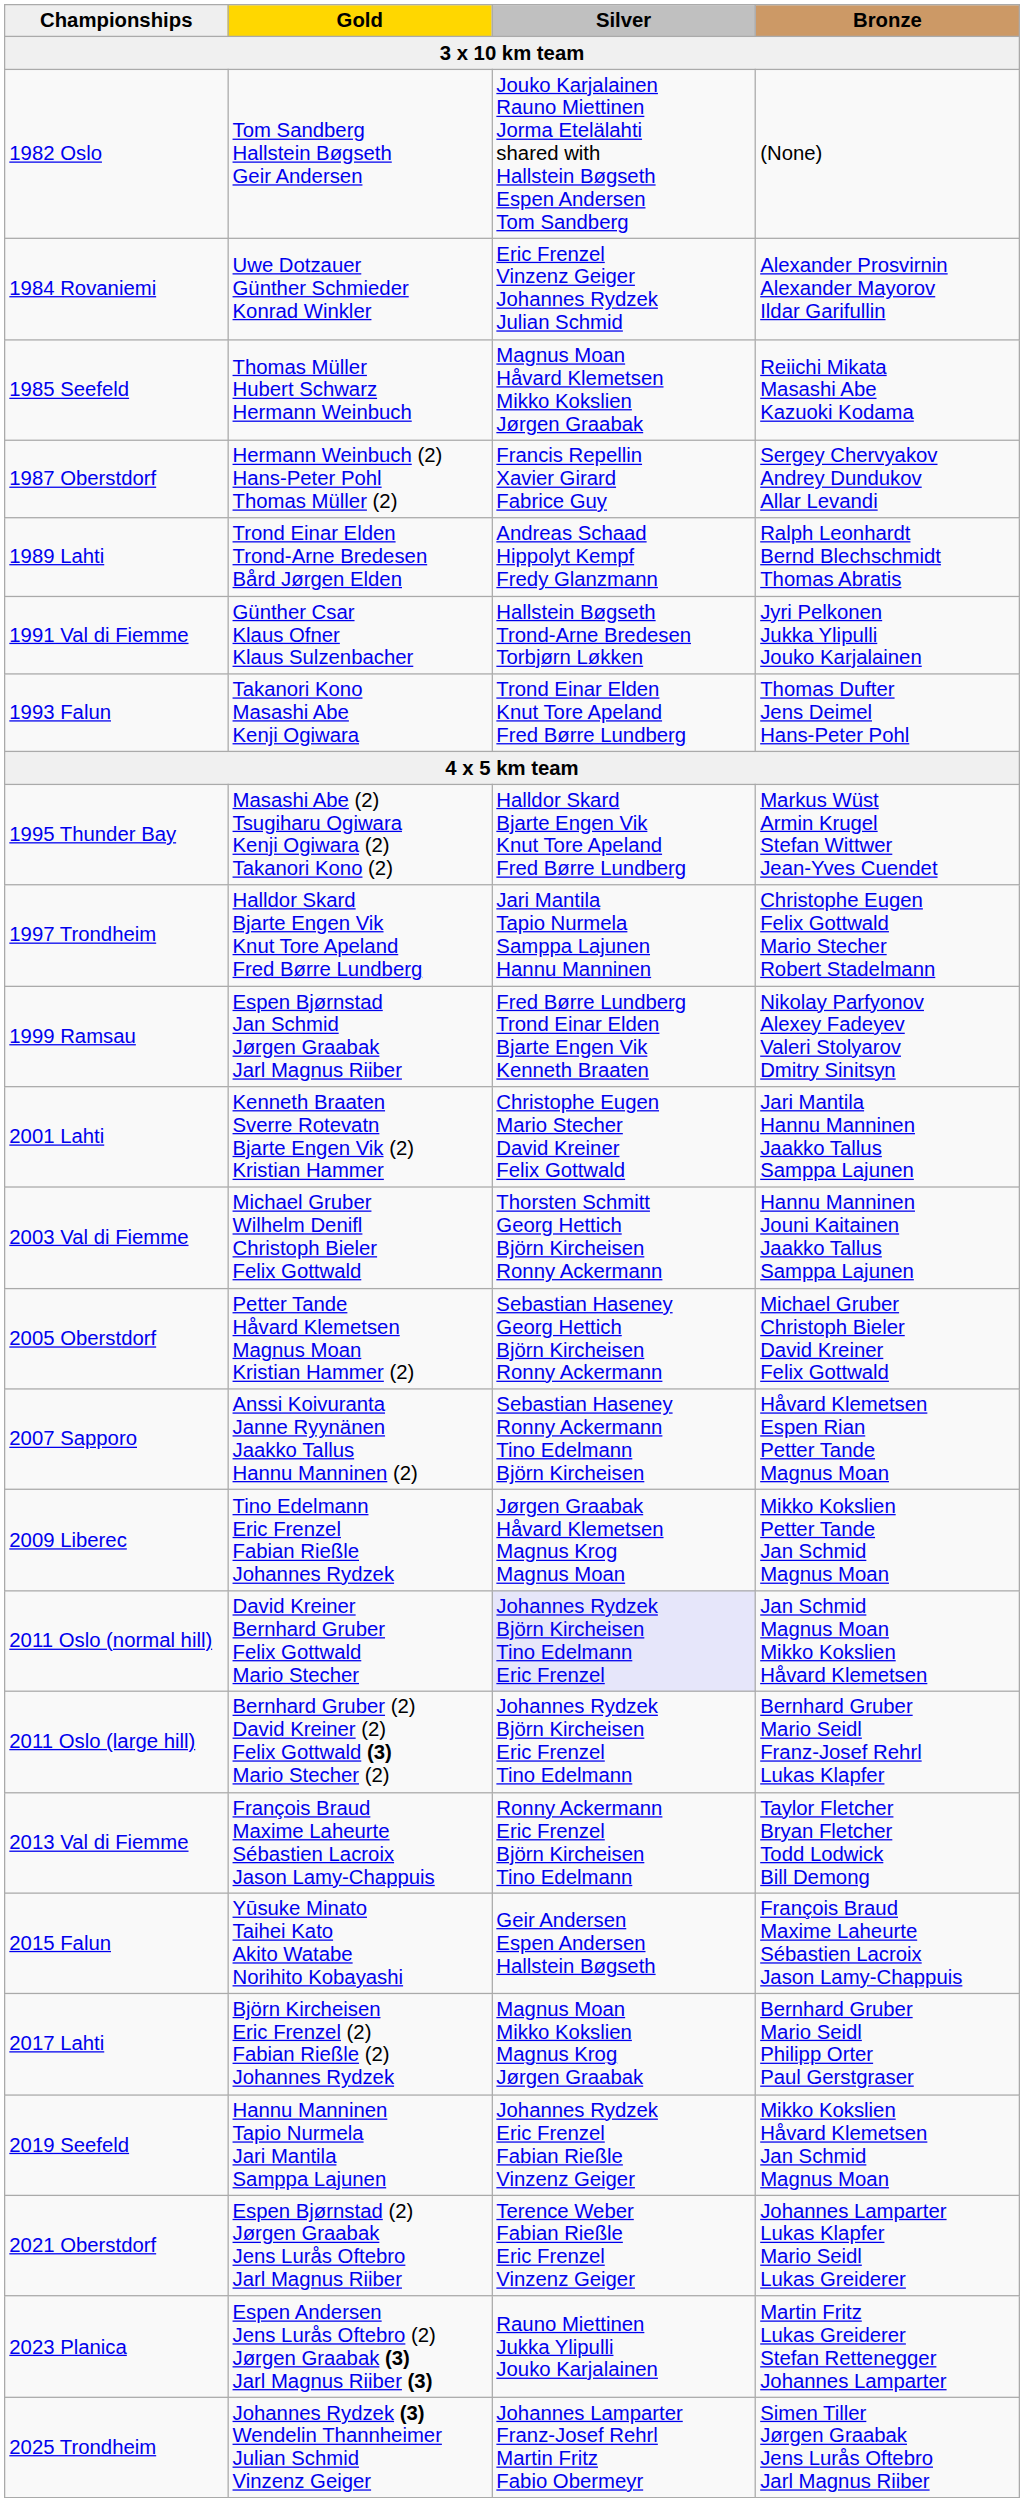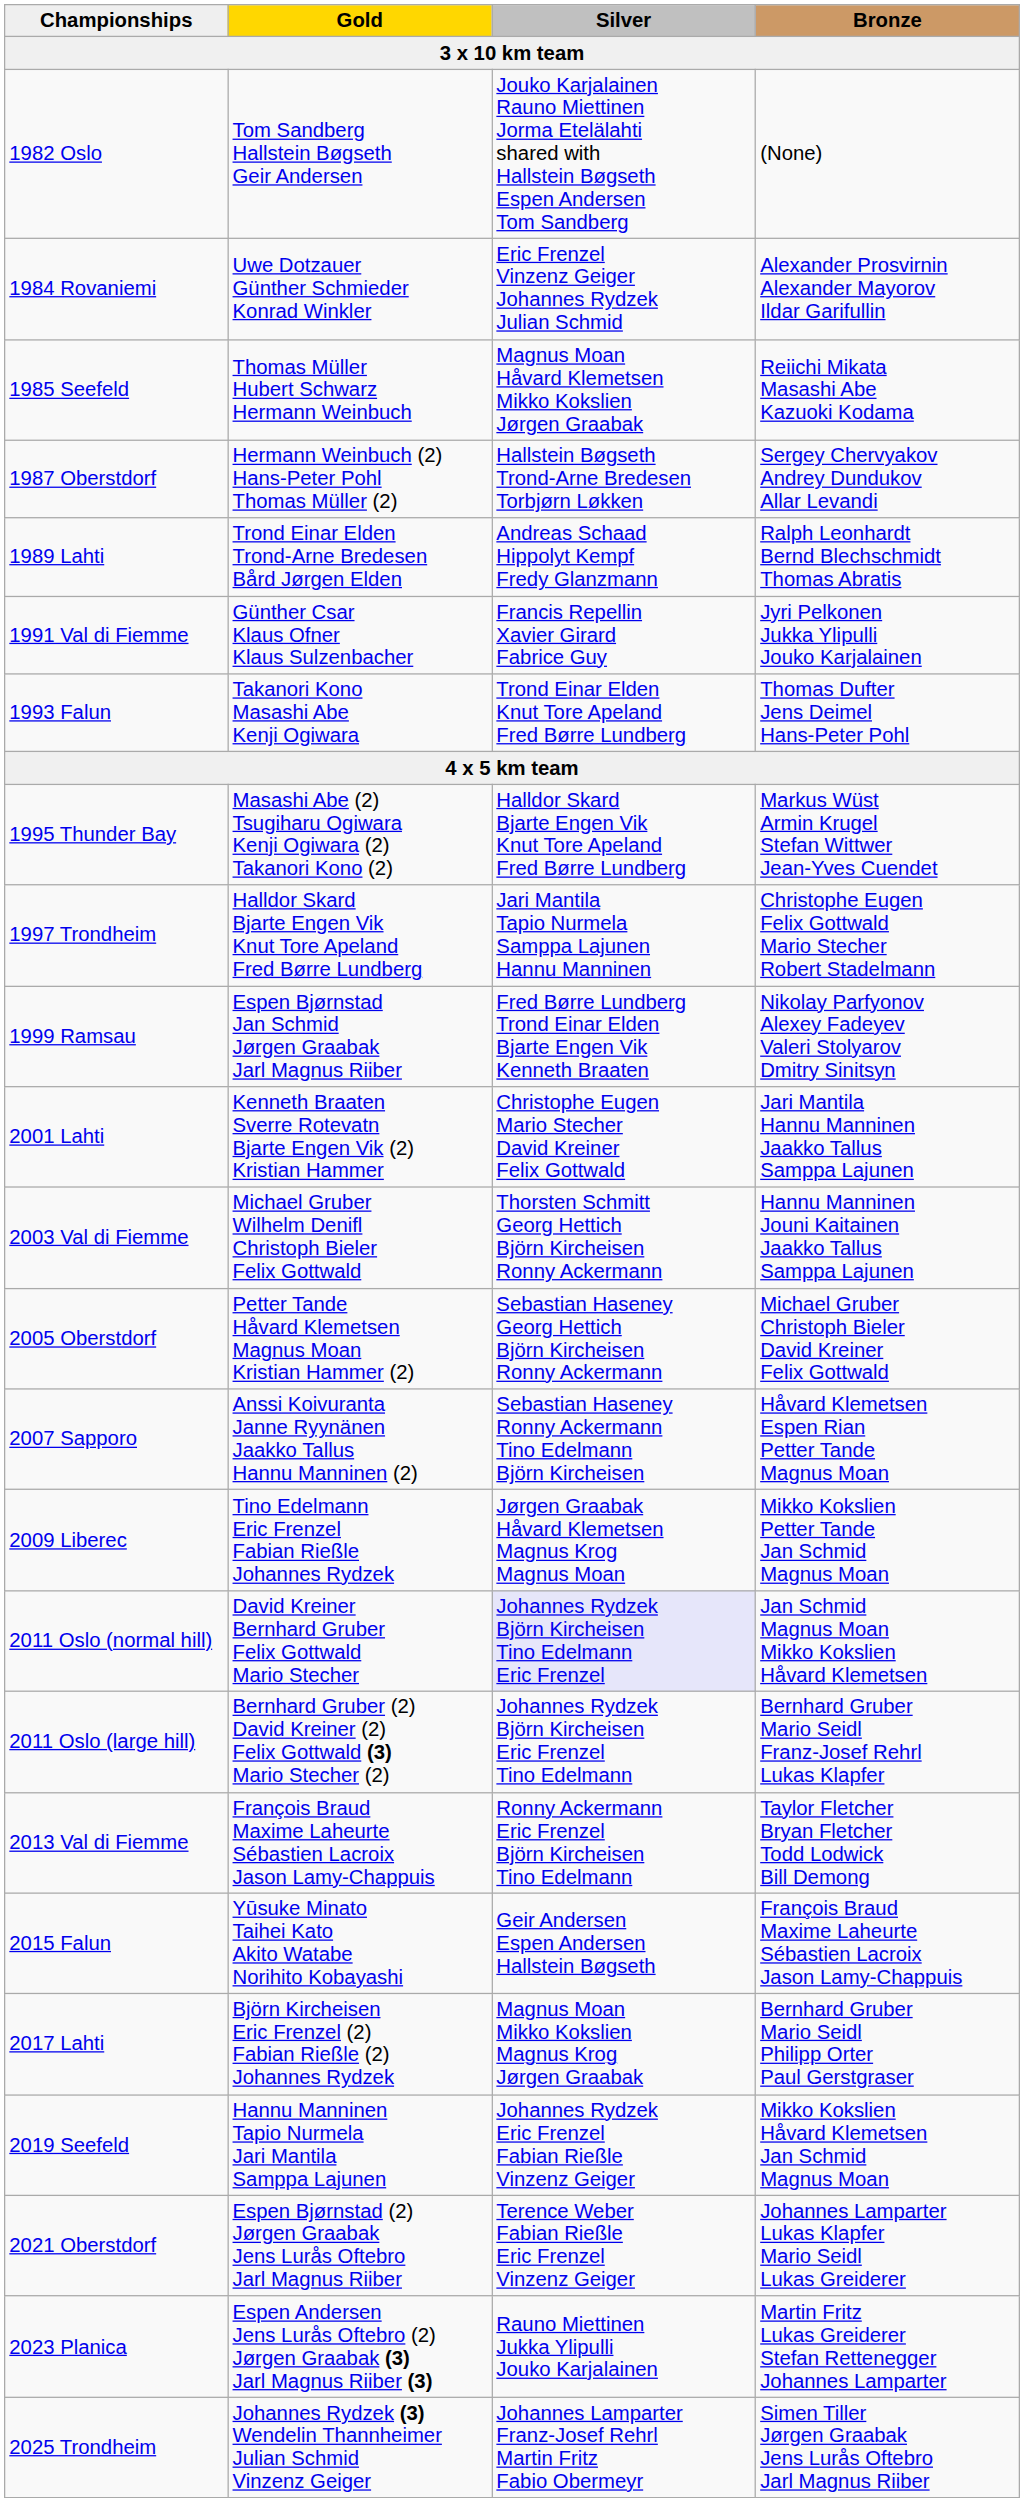(569, 478) Francis Repellin Xavier Girard Fabrice Guy -> (594, 478) Hallstein Bøgseth Trond-Arne Bredesen Torbjørn Løkken
(594, 634) Hallstein Bøgseth Trond-Arne Bredesen Torbjørn Løkken -> (569, 634) Francis Repellin Xavier Girard Fabrice Guy
